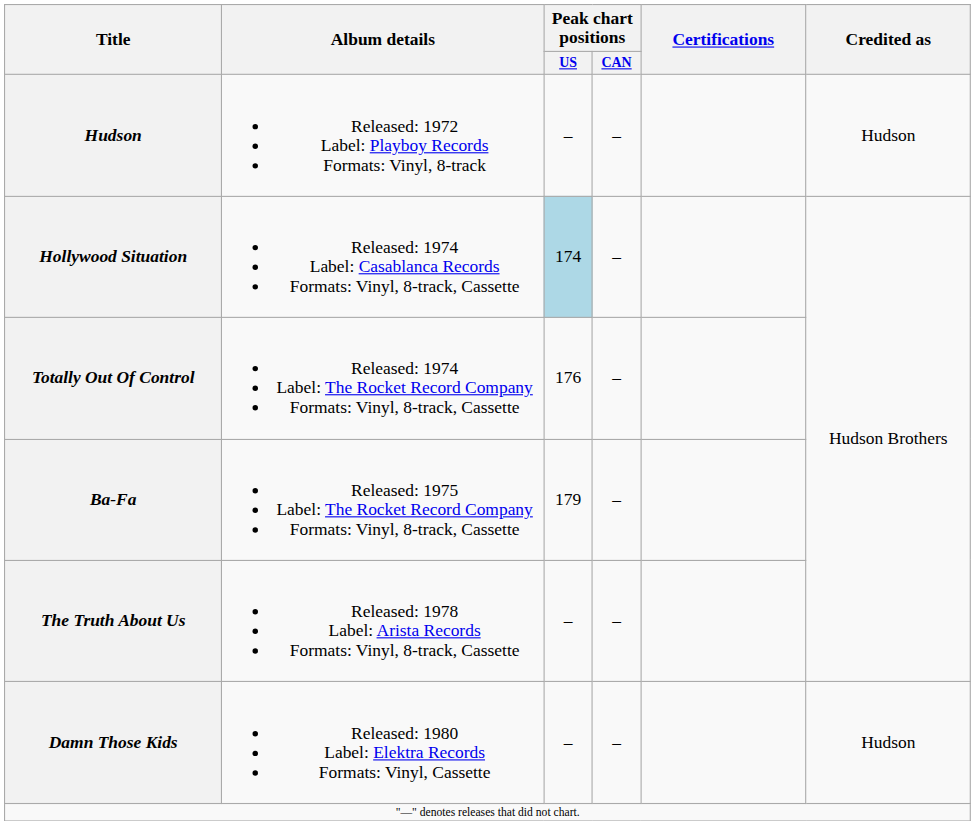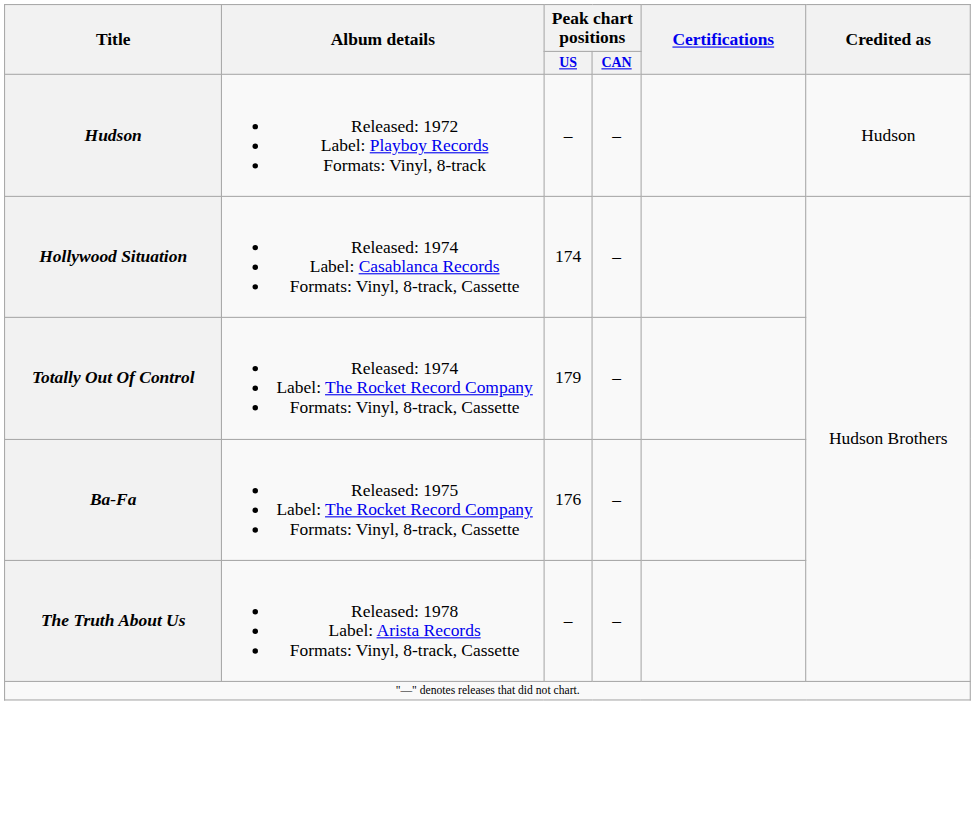(568, 256) lightblue background -> (568, 256) no background
(568, 378) 176 -> (568, 378) 179
(568, 499) 179 -> (568, 499) 176
- row: (113, 742)
